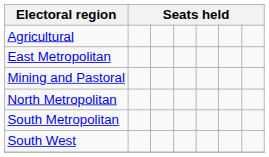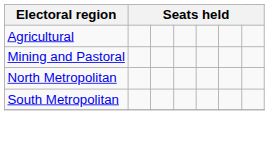- row: (59, 57)
- row: (42, 141)
